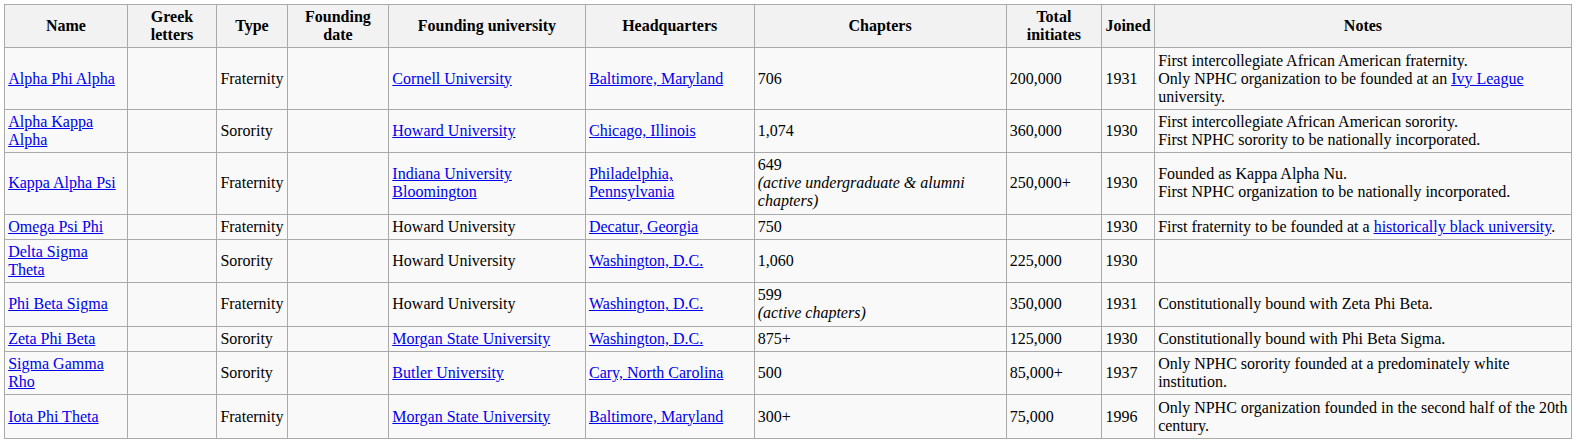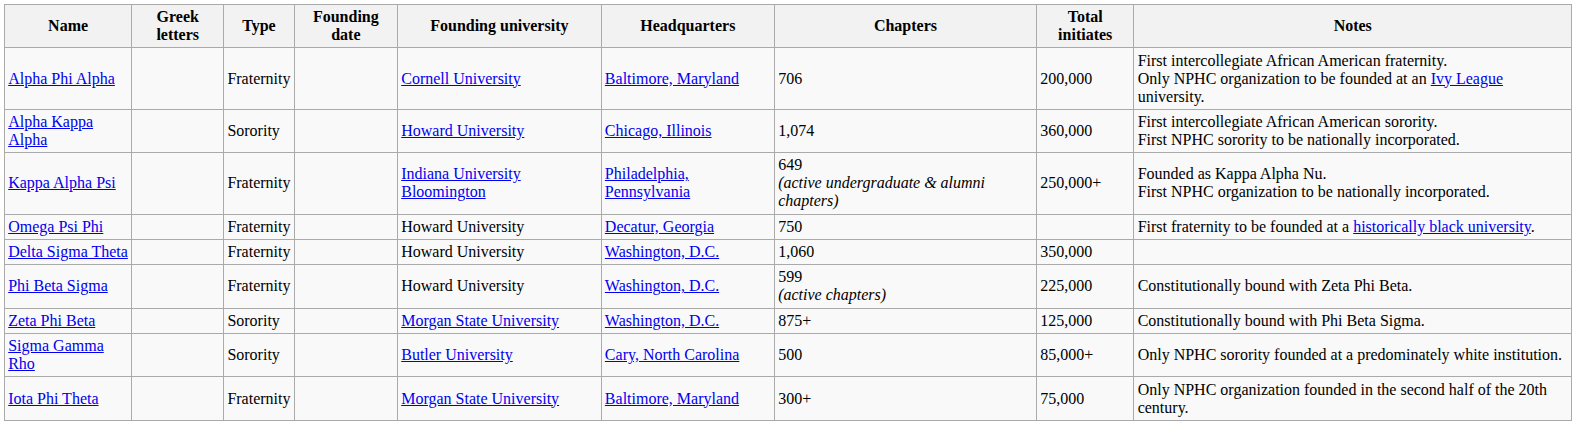- column: (1128, 26)
(247, 261) Sorority -> (259, 252) Fraternity
(1036, 261) 225,000 -> (1066, 252) 350,000
(1036, 304) 350,000 -> (1066, 286) 225,000
